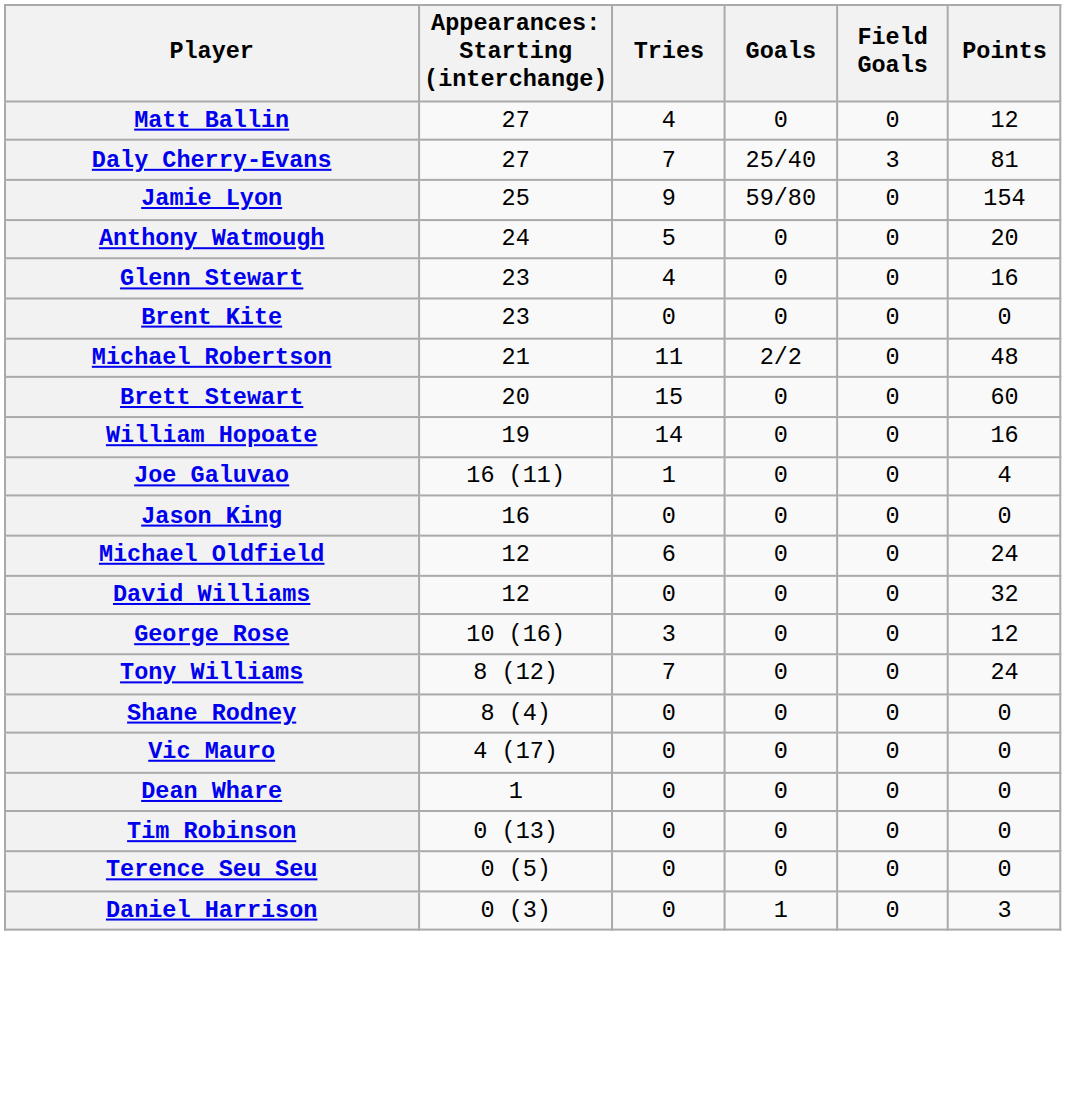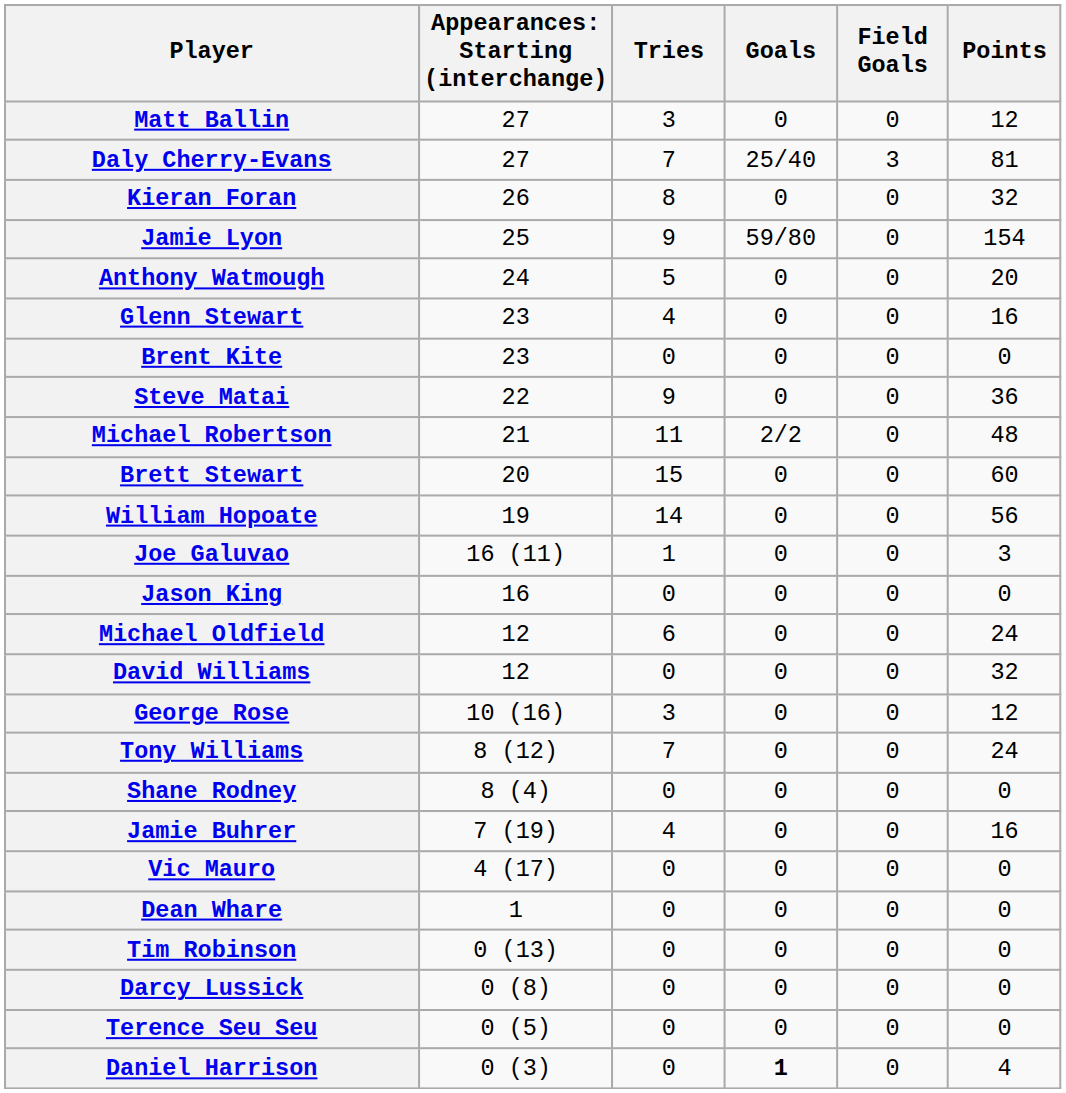(669, 120) 4 -> (669, 120) 3
+ row: (212, 199)
+ row: (212, 397)
(1005, 436) 16 -> (1005, 515) 56
(1005, 476) 4 -> (1005, 555) 3
+ row: (212, 831)
+ row: (212, 989)
(781, 910) normal -> (781, 1068) bold
(1005, 910) 3 -> (1005, 1068) 4
